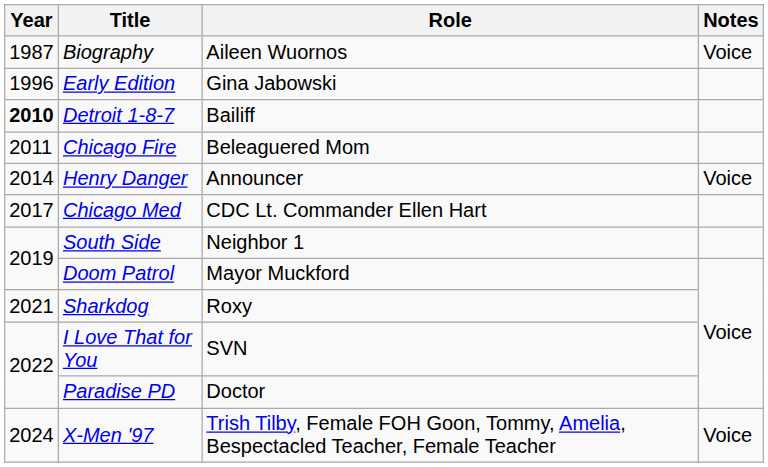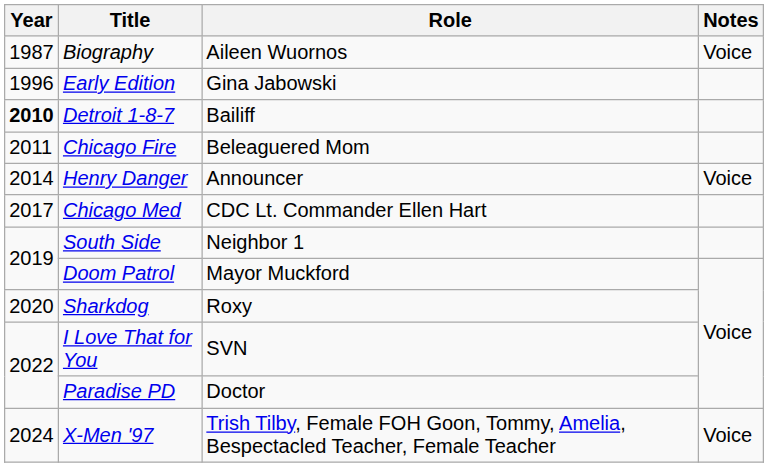(31, 305) 2021 -> (31, 305) 2020
